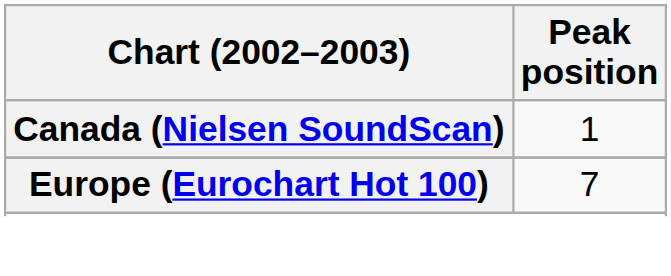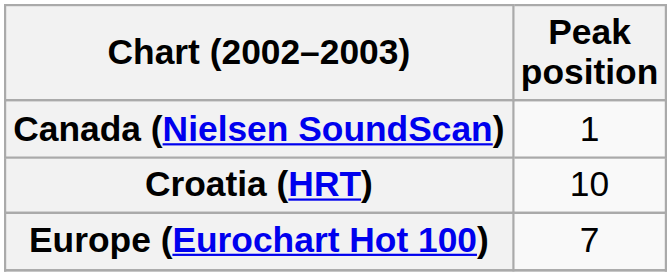+ row: (259, 184)
